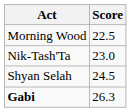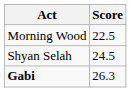- row: (39, 55)
